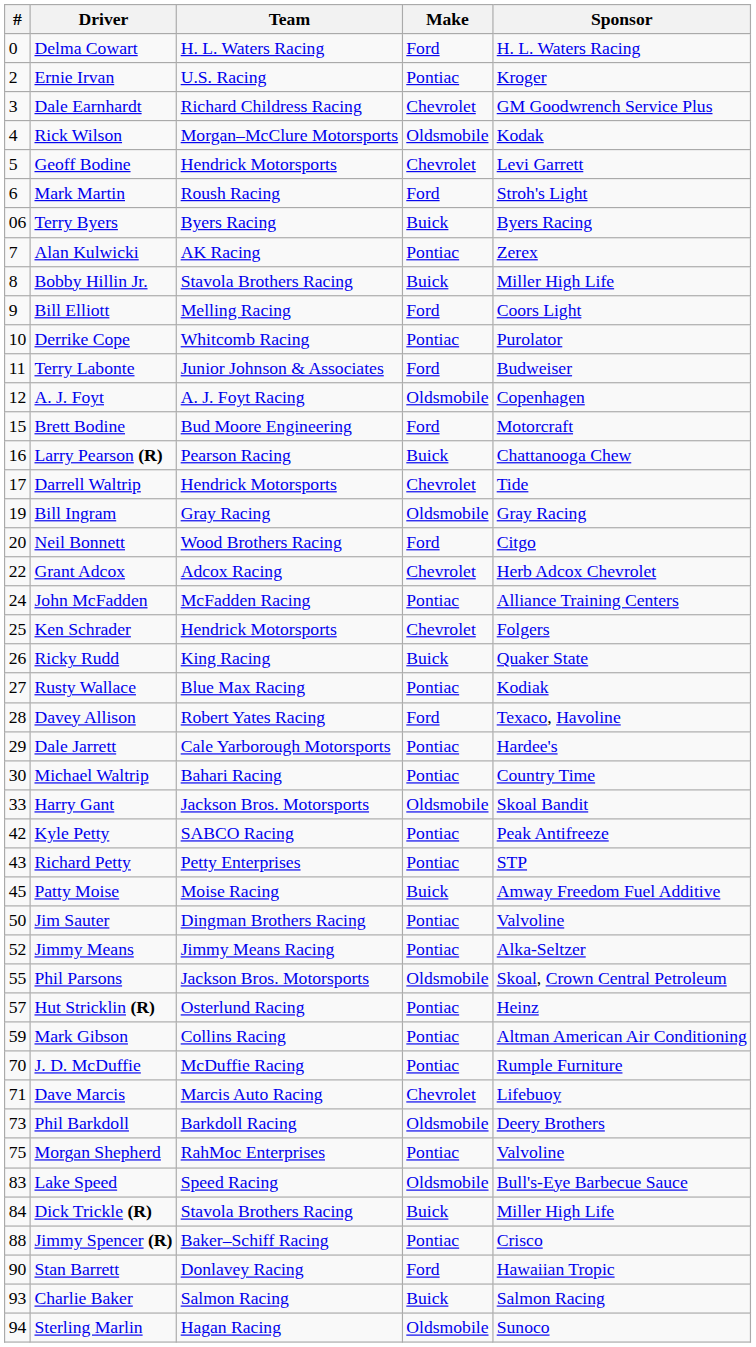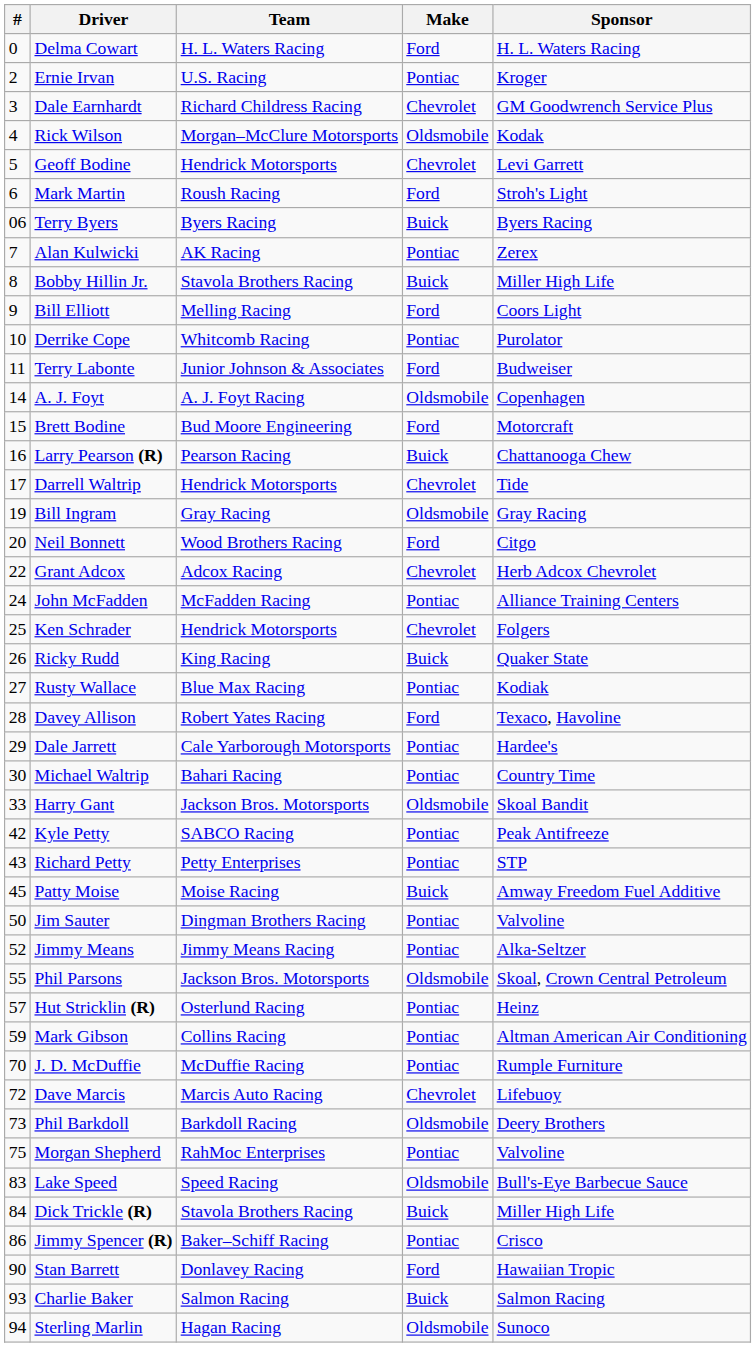(17, 397) 12 -> (17, 397) 14
(17, 1094) 71 -> (17, 1094) 72
(17, 1240) 88 -> (17, 1240) 86
